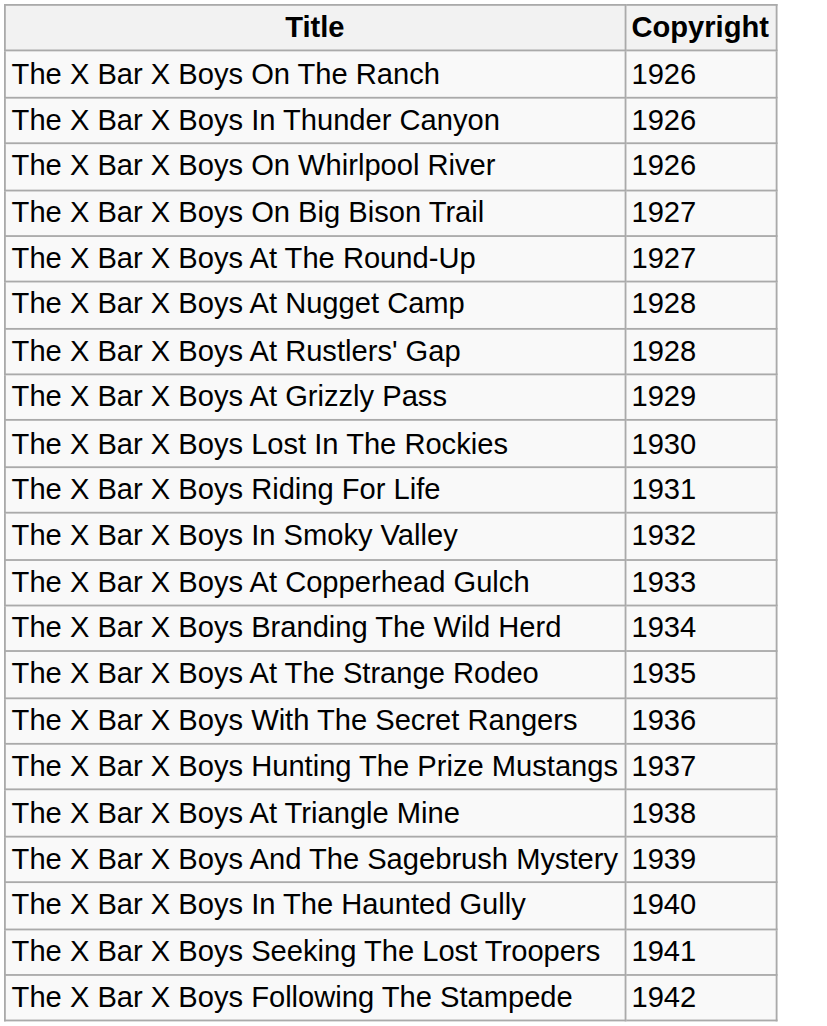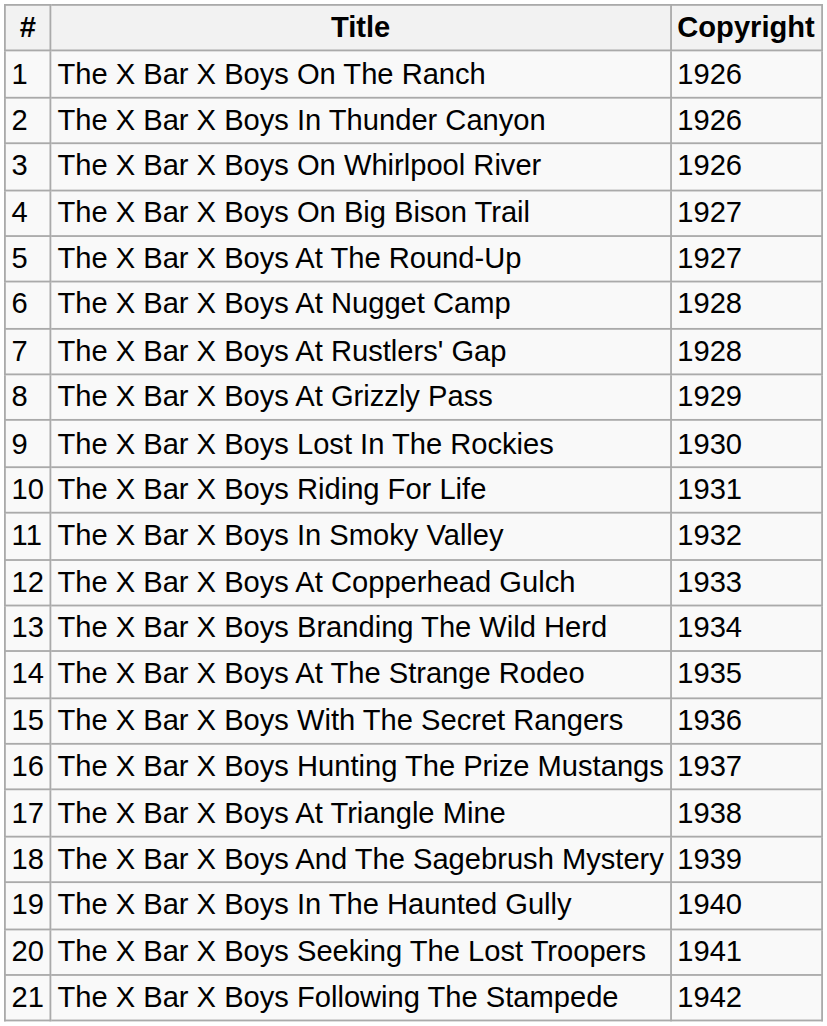+ column: (28, 27)
